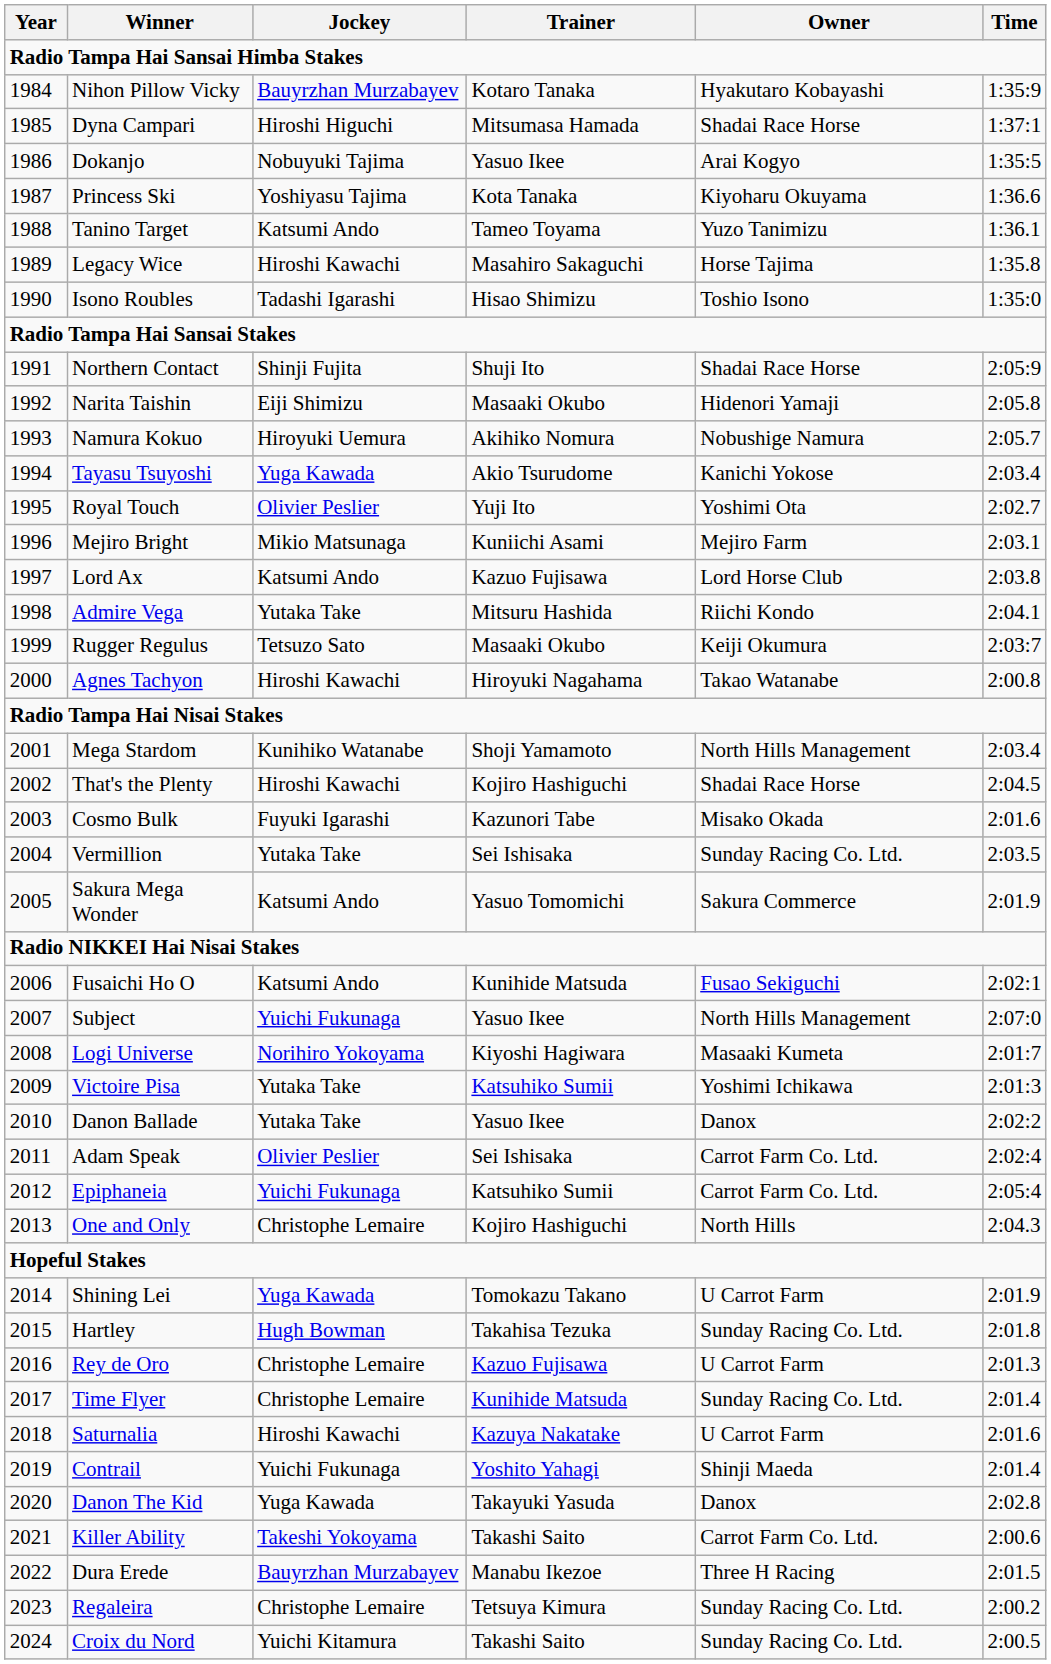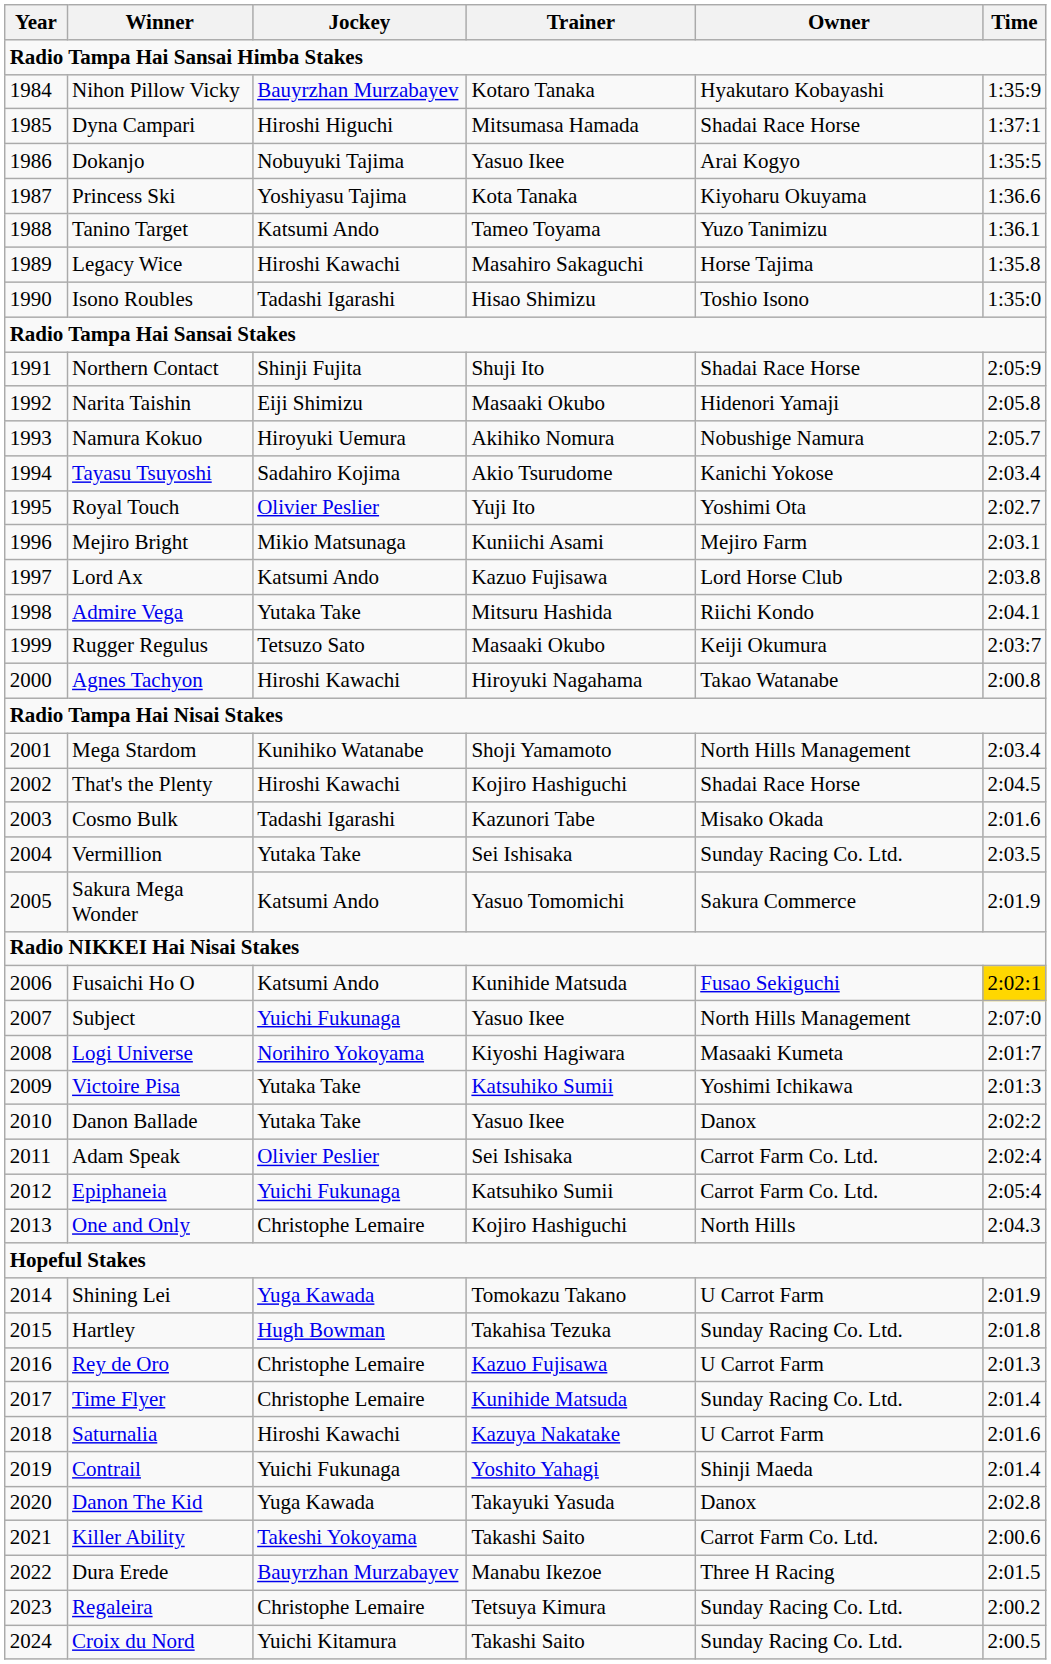(316, 473) Yuga Kawada -> (329, 473) Sadahiro Kojima
(323, 819) Fuyuki Igarashi -> (326, 819) Tadashi Igarashi
(1014, 983) no background -> (1014, 983) gold background
